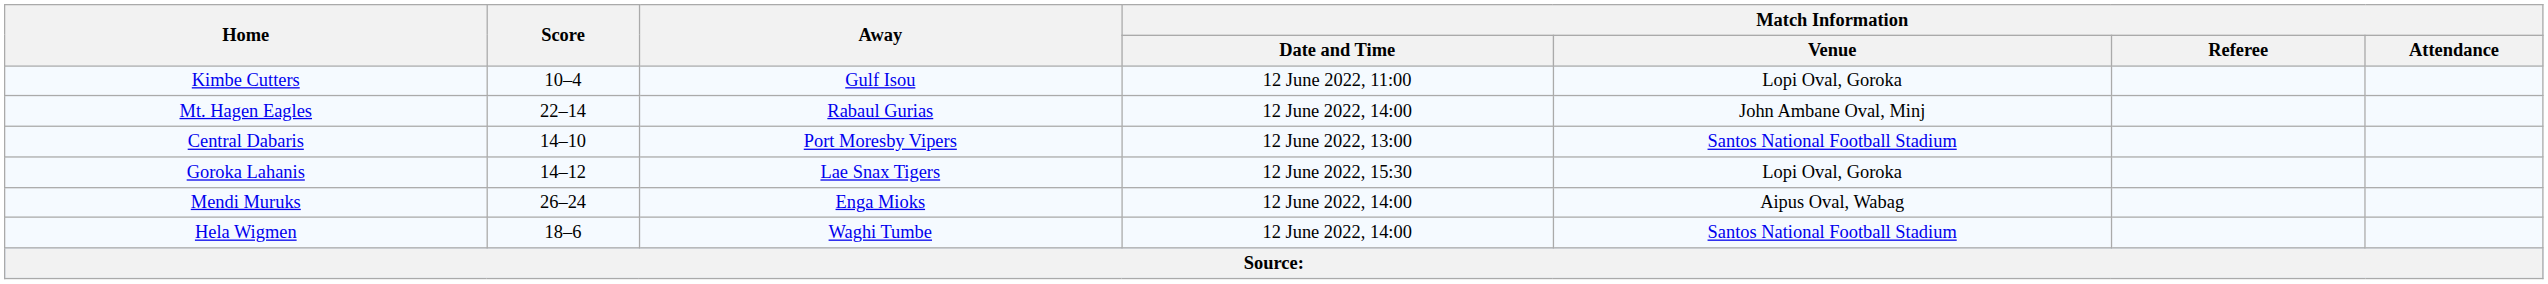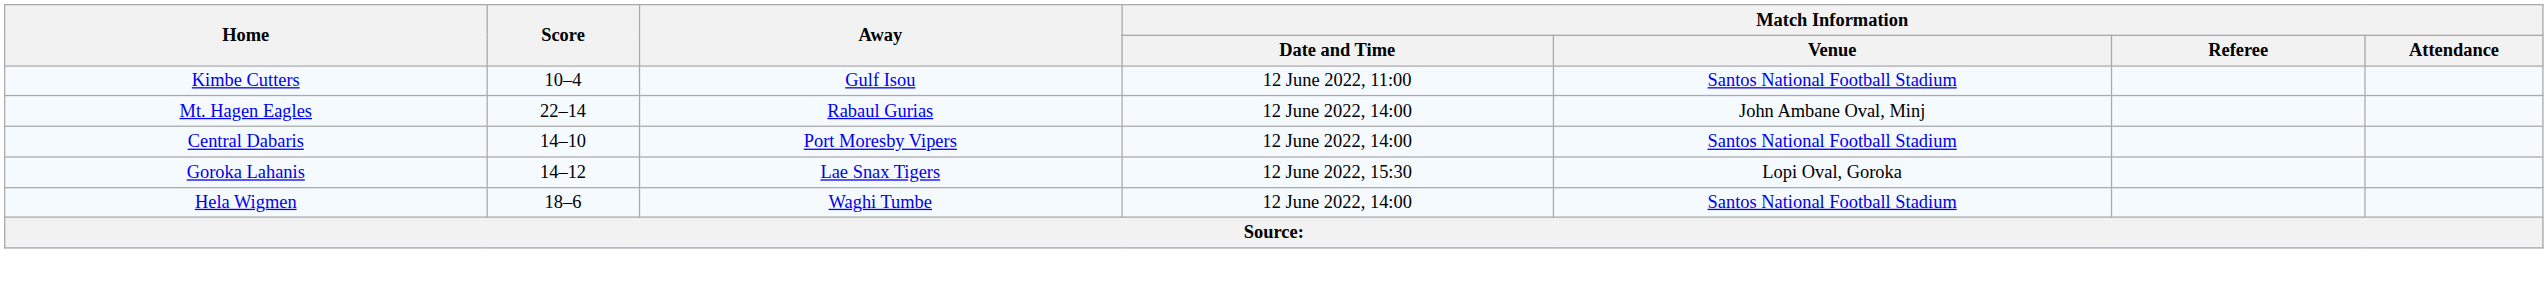(1832, 80) Lopi Oval, Goroka -> (1832, 80) Santos National Football Stadium
(1337, 141) 12 June 2022, 13:00 -> (1337, 141) 12 June 2022, 14:00
- row: (246, 202)
